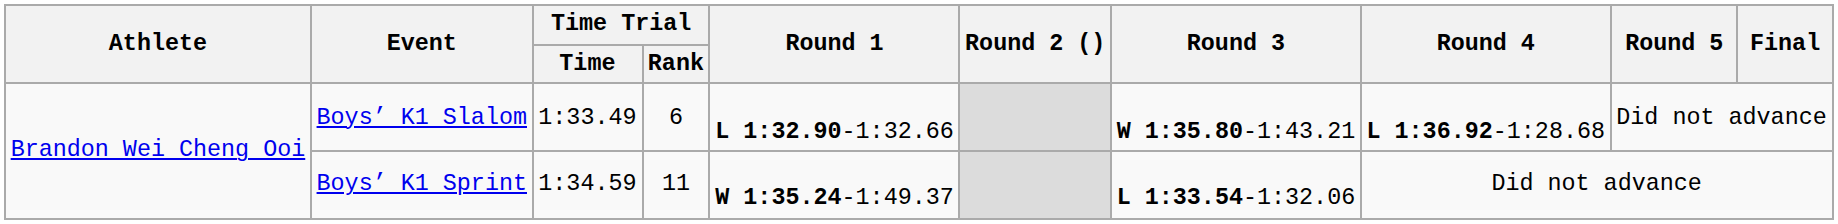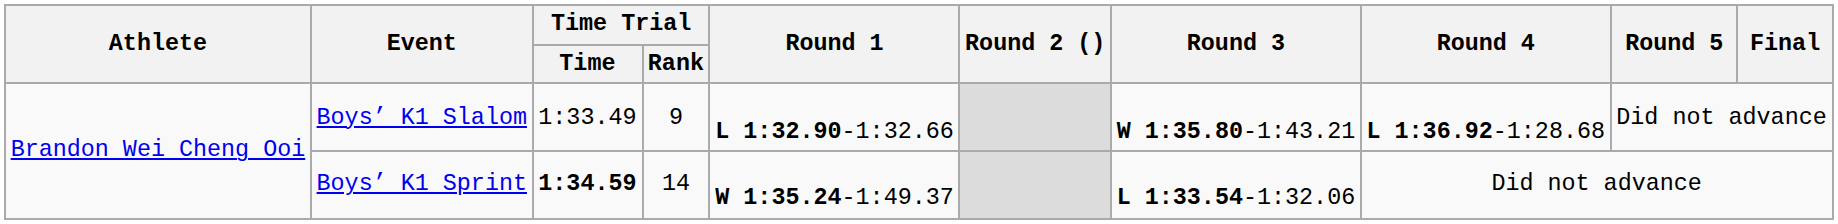(676, 117) 6 -> (676, 117) 9
(587, 184) normal -> (587, 184) bold
(676, 184) 11 -> (676, 184) 14
